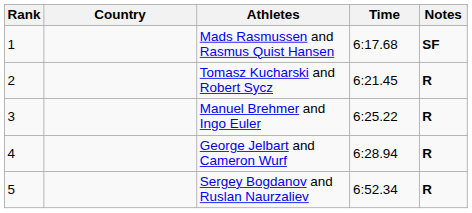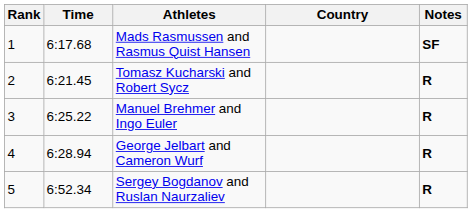columns swapped: (120, 15) <-> (384, 15)
